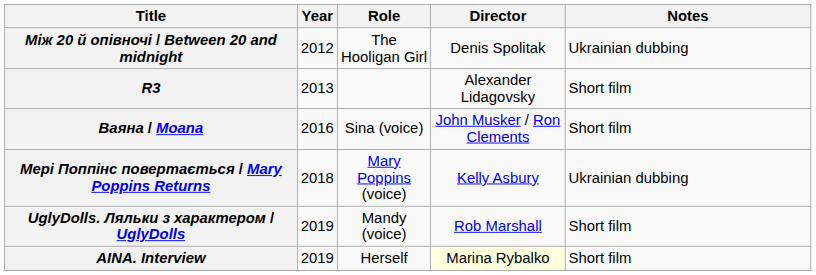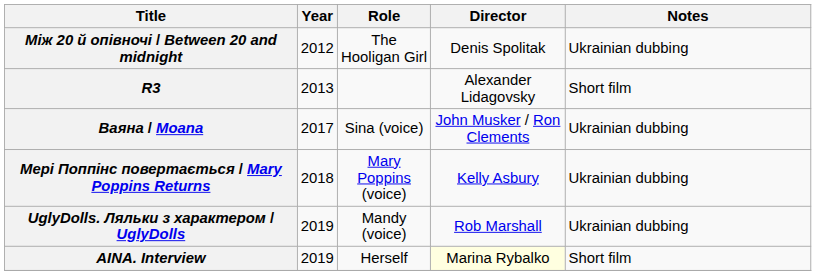(317, 128) 2016 -> (317, 128) 2017
(600, 128) Short film -> (628, 128) Ukrainian dubbing
(600, 226) Short film -> (628, 226) Ukrainian dubbing
